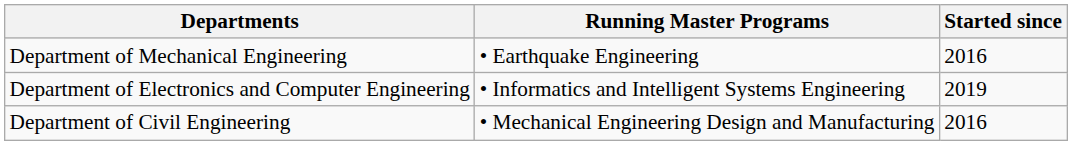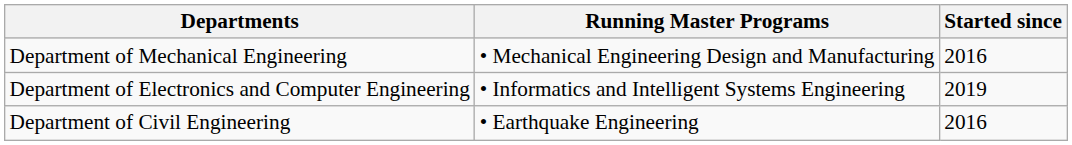(589, 55) • Earthquake Engineering -> (707, 55) • Mechanical Engineering Design and Manufacturing
(707, 122) • Mechanical Engineering Design and Manufacturing -> (589, 122) • Earthquake Engineering
